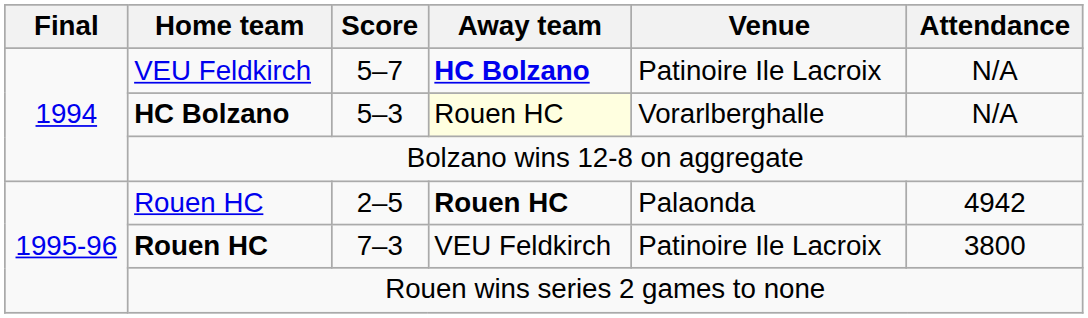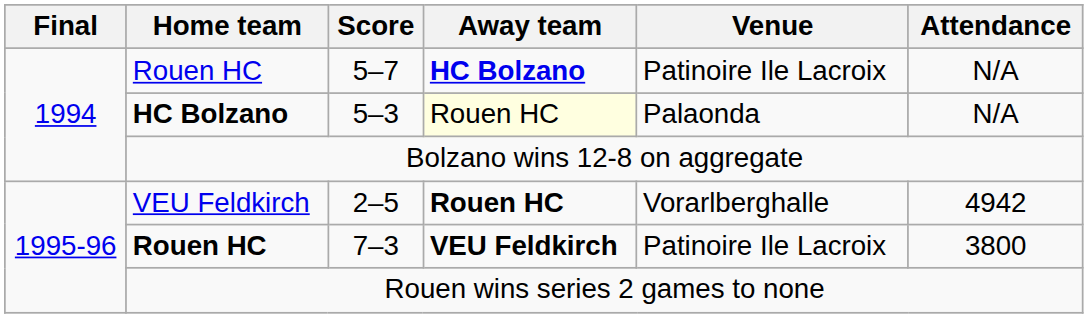(223, 70) VEU Feldkirch -> (197, 70) Rouen HC
(731, 114) Vorarlberghalle -> (702, 114) Palaonda
(199, 202) Rouen HC -> (221, 202) VEU Feldkirch
(697, 202) Palaonda -> (736, 202) Vorarlberghalle
(523, 245) normal -> (524, 245) bold
